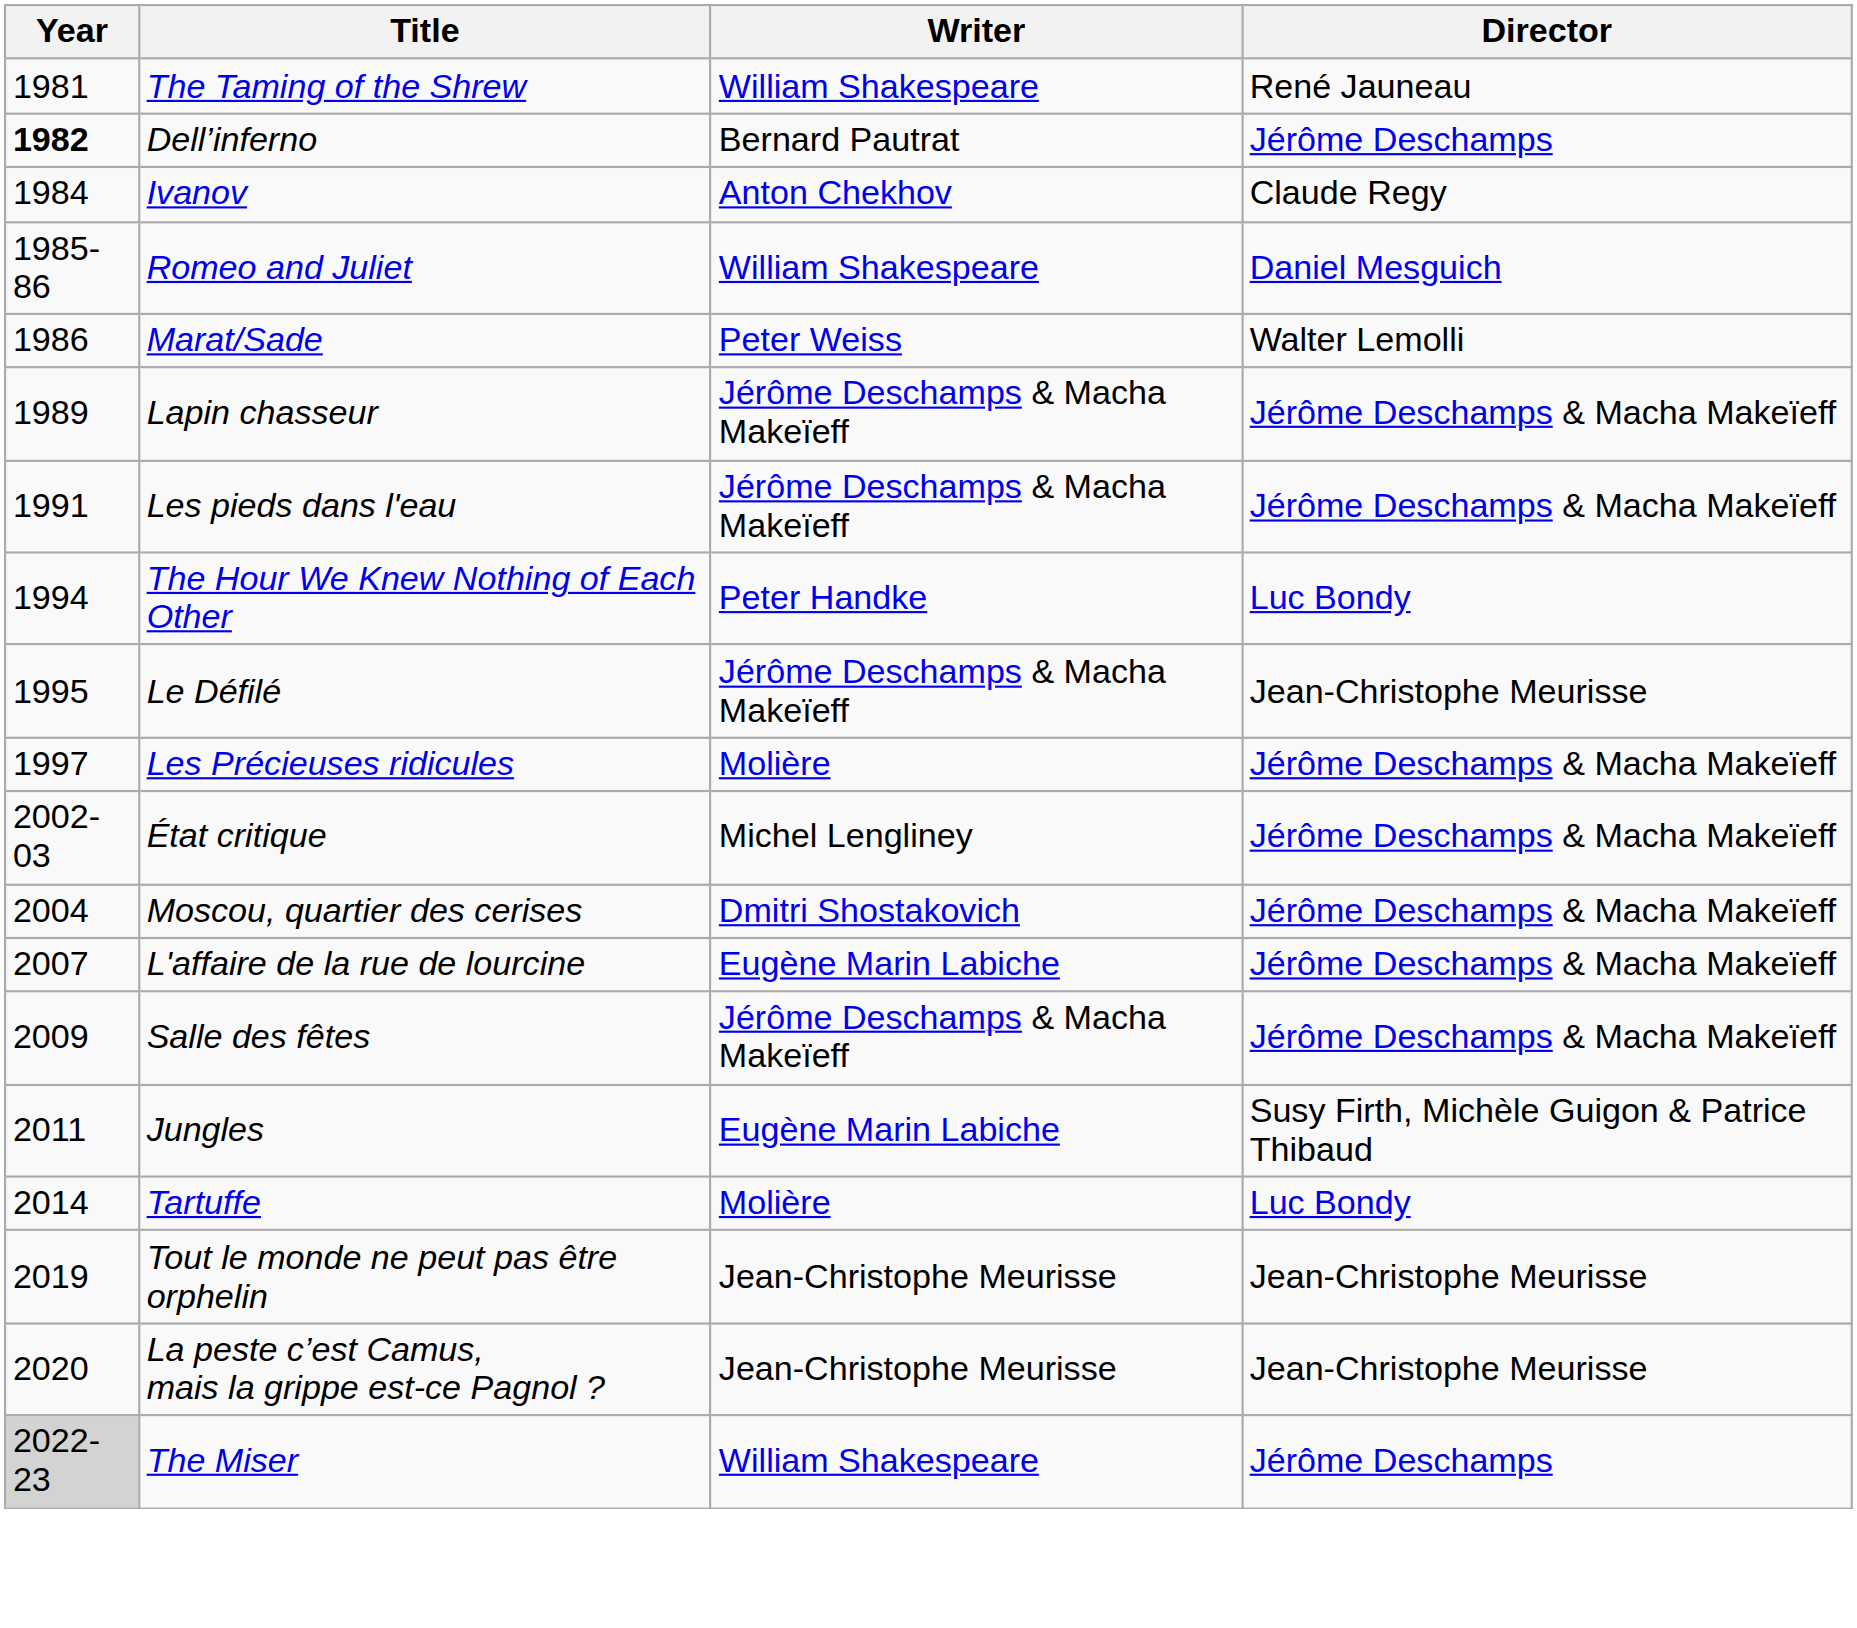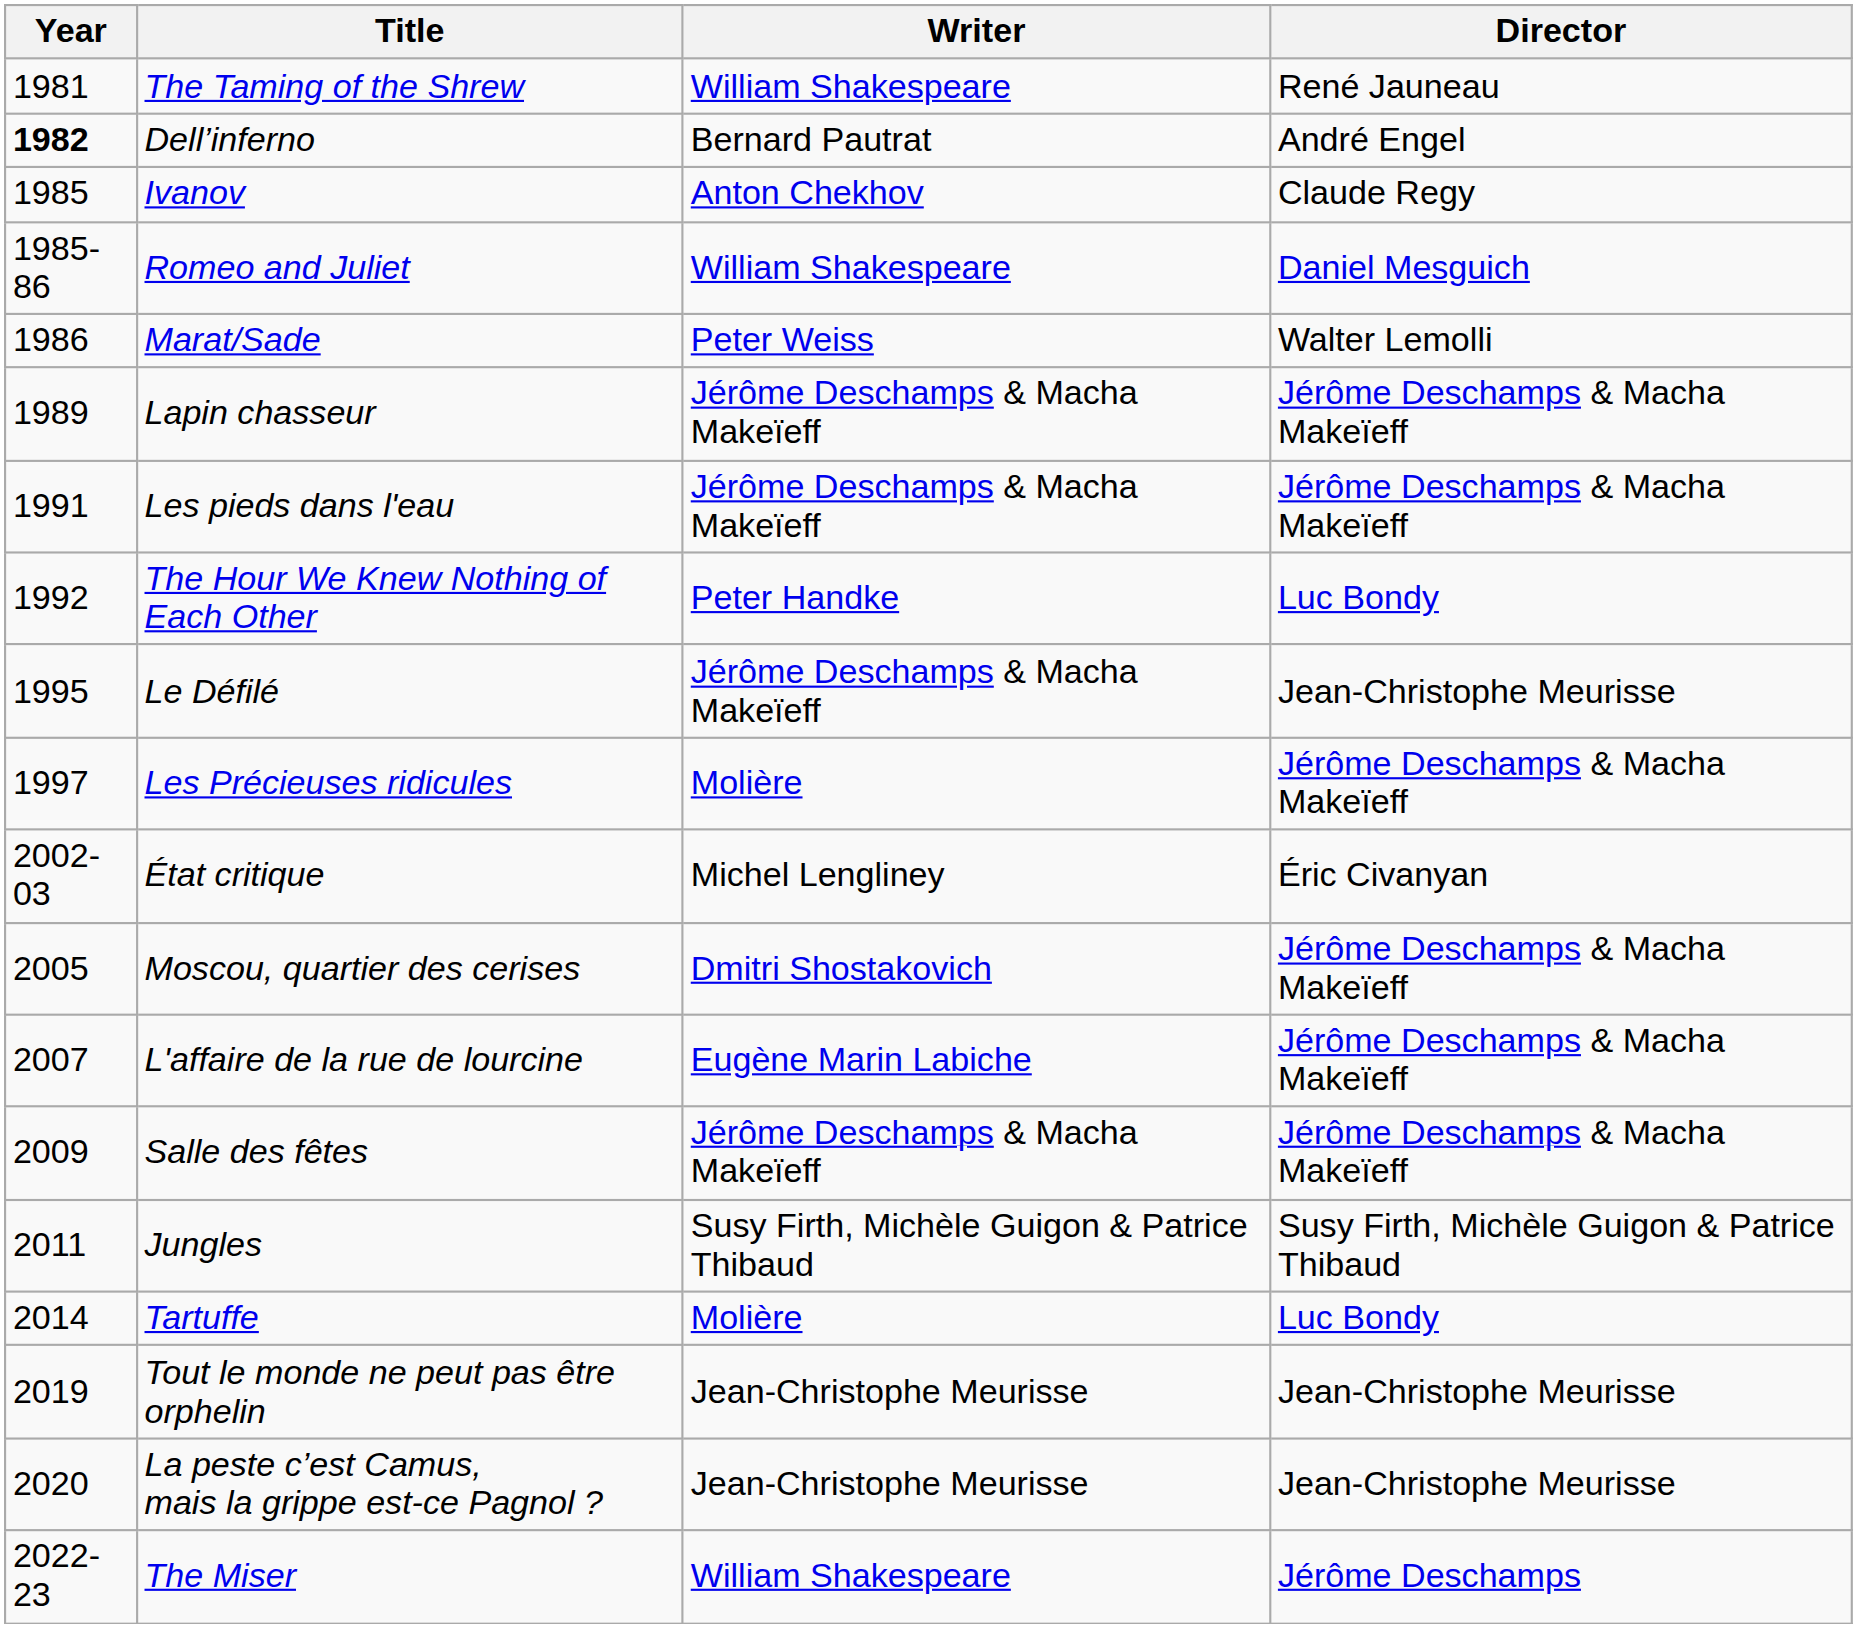(1401, 139) Jérôme Deschamps -> (1372, 139) André Engel
(51, 193) 1984 -> (51, 193) 1985
(51, 598) 1994 -> (51, 598) 1992
(1543, 836) Jérôme Deschamps & Macha Makeïeff -> (1383, 875) Éric Civanyan
(51, 910) 2004 -> (51, 967) 2005
(889, 1129) Eugène Marin Labiche -> (969, 1244) Susy Firth, Michèle Guigon & Patrice Thibaud
(57, 1461) lightgrey background -> (57, 1576) no background
